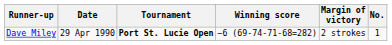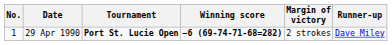columns swapped: (377, 16) <-> (31, 16)
(267, 34) normal -> (232, 34) bold
